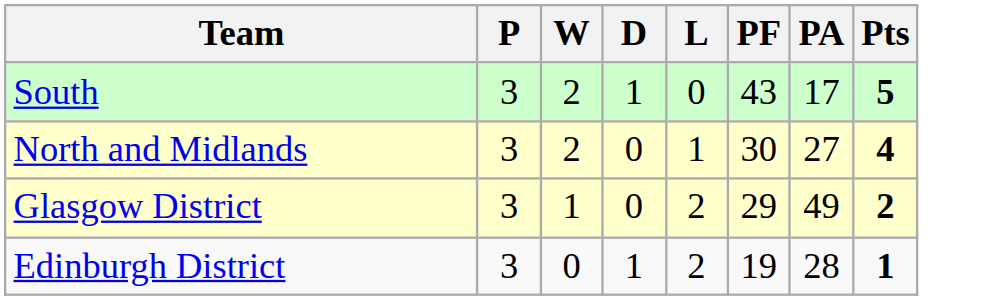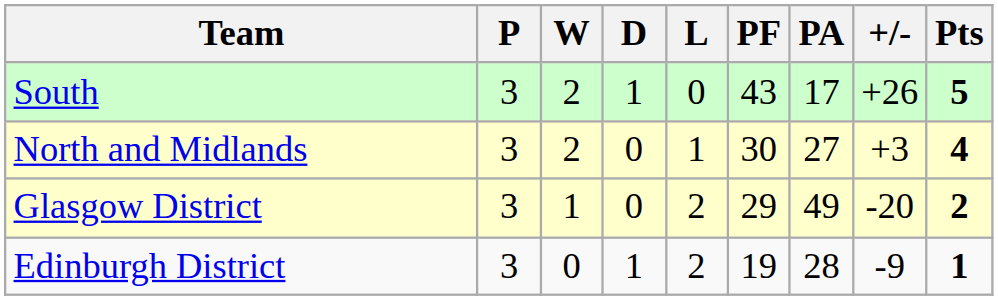+ column: (890, 33)
